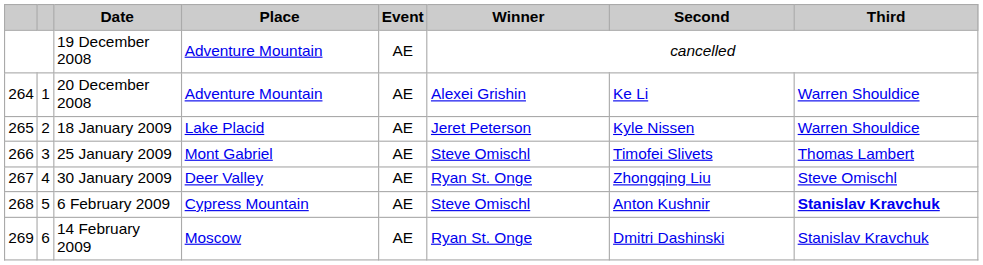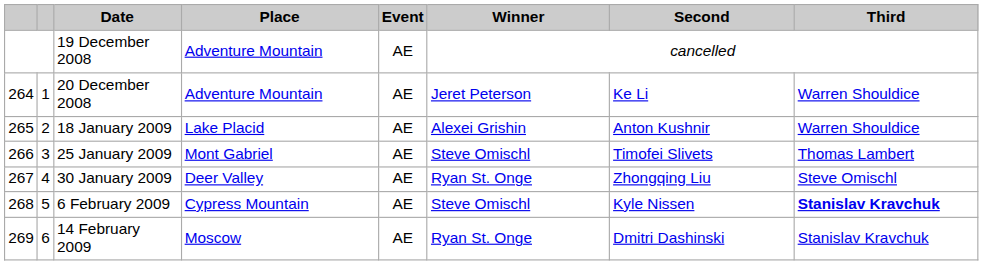(478, 94) Alexei Grishin -> (481, 94) Jeret Peterson
(481, 128) Jeret Peterson -> (478, 128) Alexei Grishin
(654, 128) Kyle Nissen -> (661, 128) Anton Kushnir
(661, 203) Anton Kushnir -> (654, 203) Kyle Nissen
